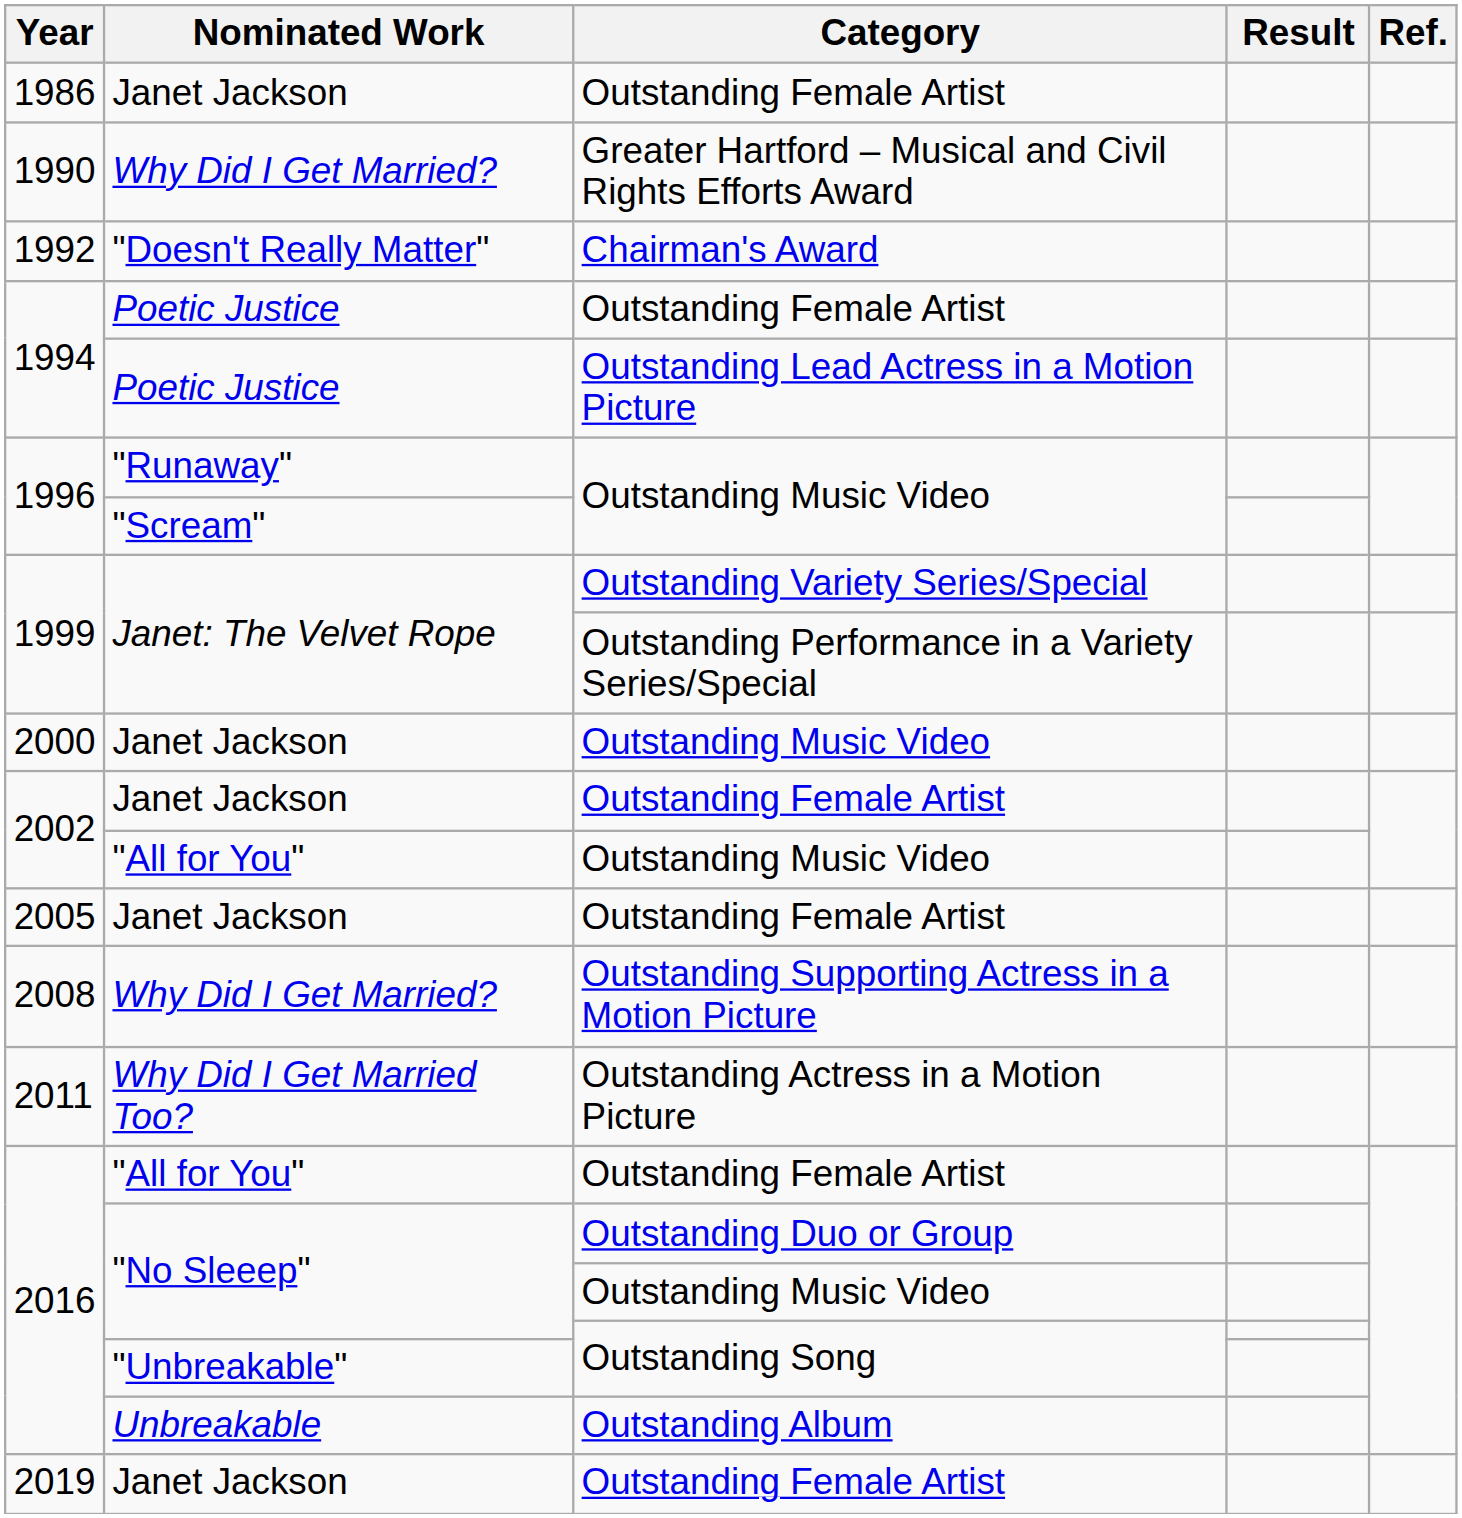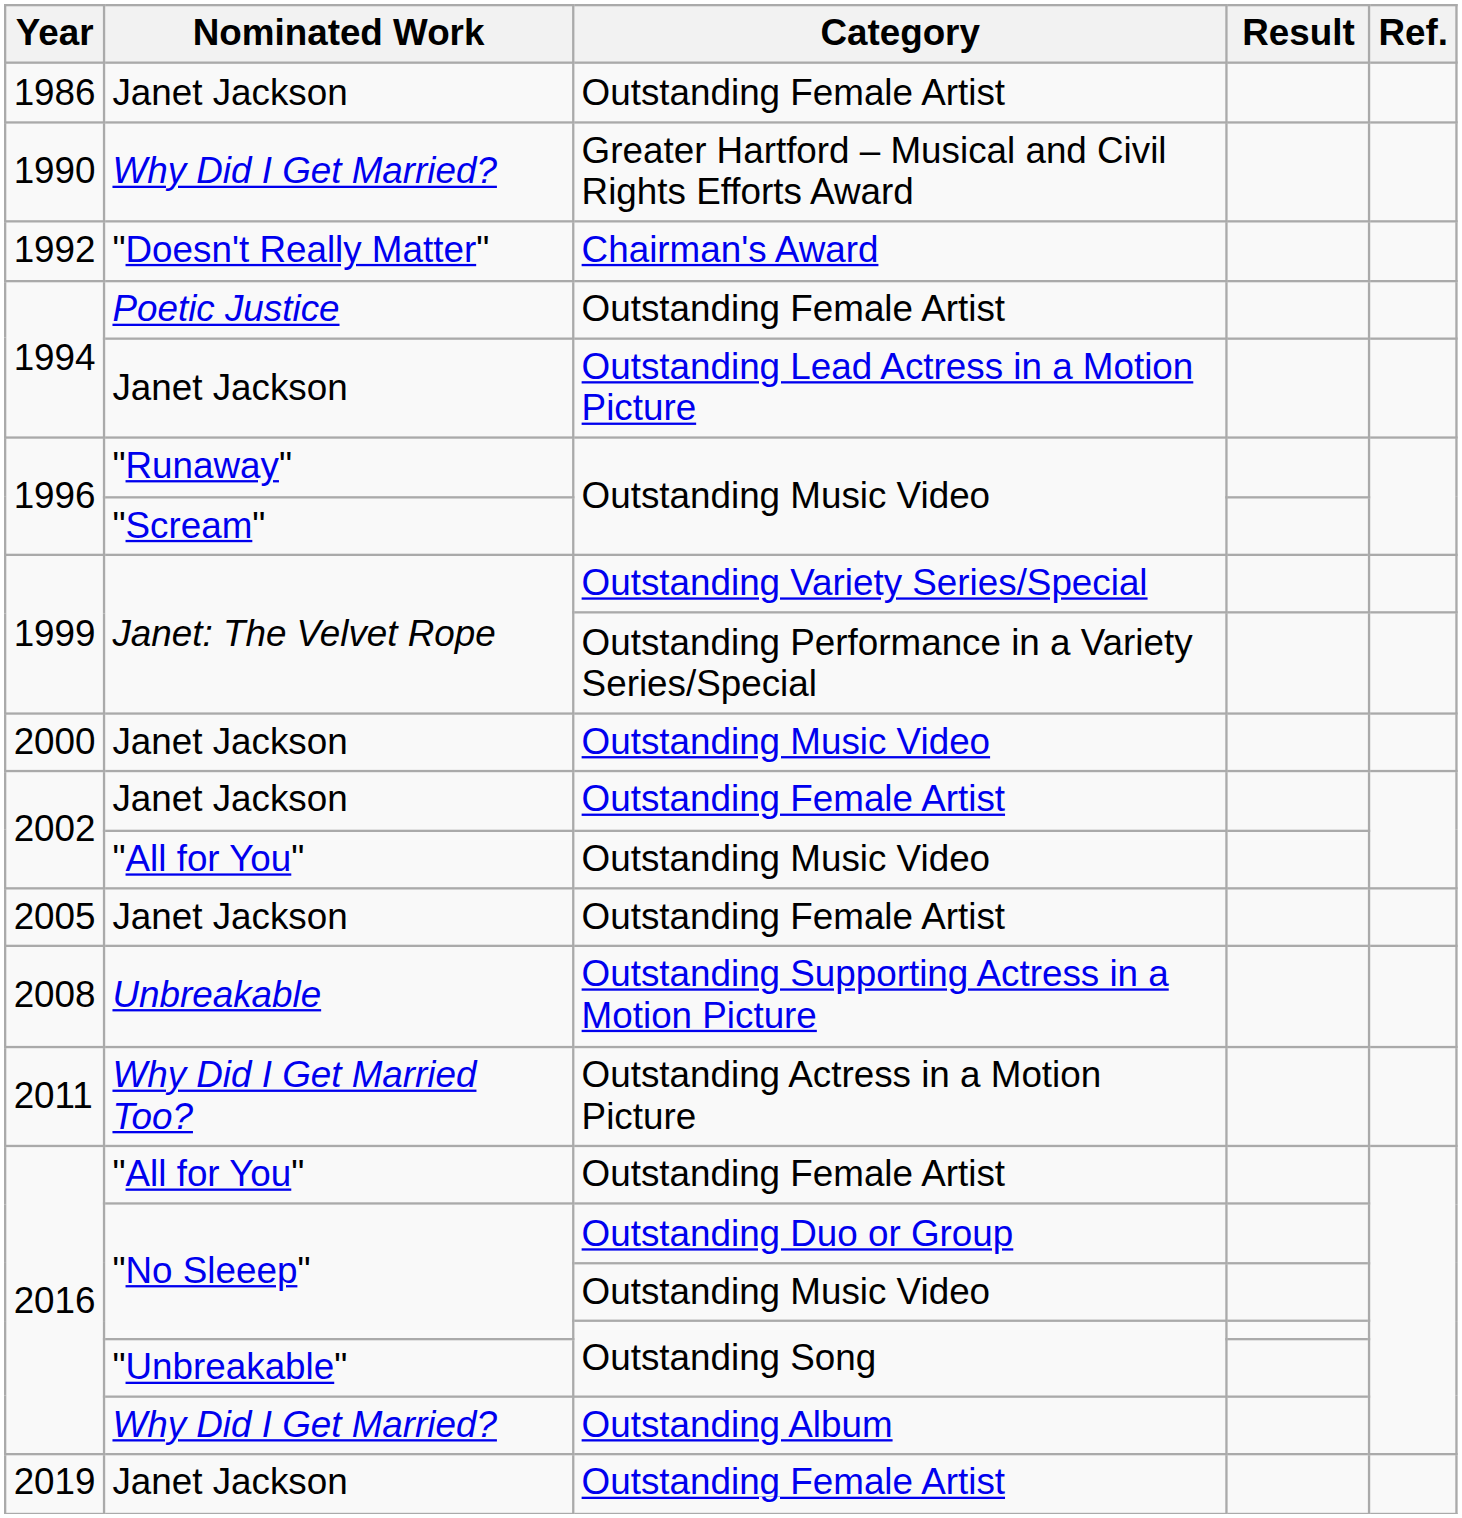(226, 387) Poetic Justice -> (230, 387) Janet Jackson
(305, 995) Why Did I Get Married? -> (217, 995) Unbreakable
(217, 1424) Unbreakable -> (305, 1424) Why Did I Get Married?
